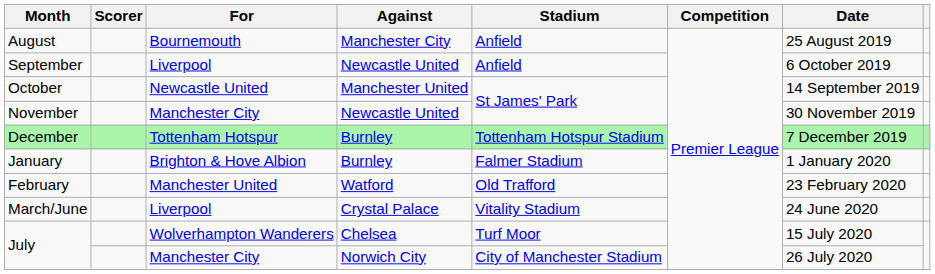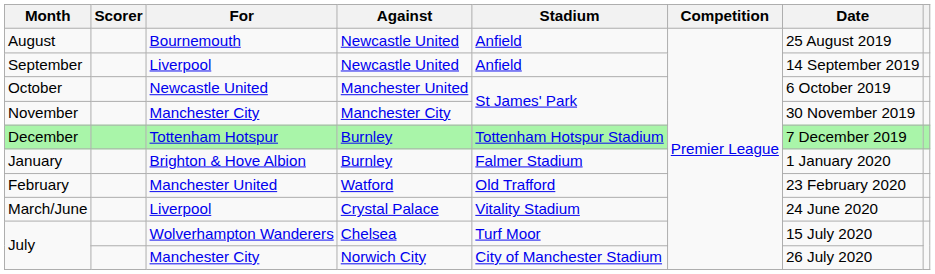(396, 40) Manchester City -> (400, 40) Newcastle United
(838, 64) 6 October 2019 -> (853, 64) 14 September 2019
(853, 88) 14 September 2019 -> (838, 88) 6 October 2019
(400, 112) Newcastle United -> (396, 112) Manchester City
